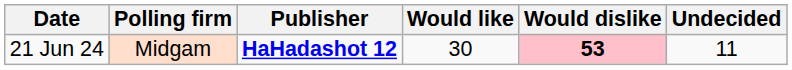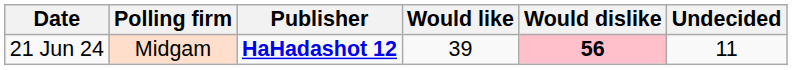(460, 49) 30 -> (460, 49) 39
(593, 49) 53 -> (593, 49) 56
